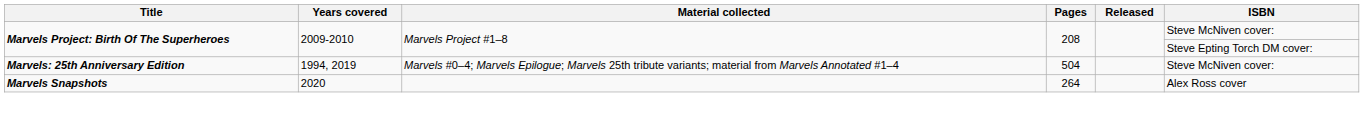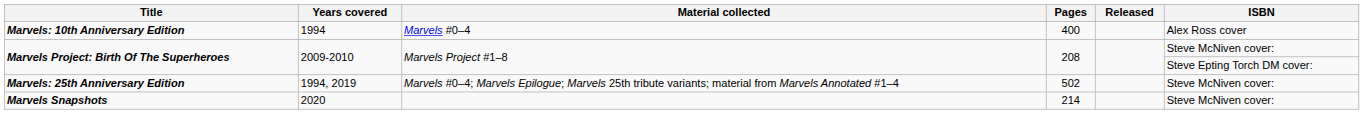+ row: (96, 30)
(1071, 65) 504 -> (1071, 83) 502
(1071, 83) 264 -> (1071, 100) 214
(1207, 83) Alex Ross cover -> (1220, 100) Steve McNiven cover:
